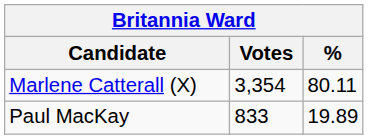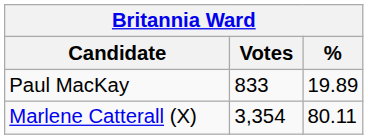rows swapped: (103, 85) <-> (69, 117)
